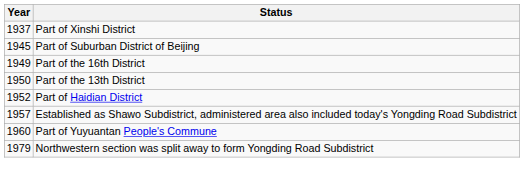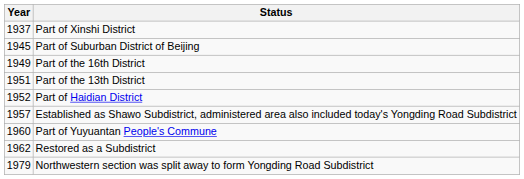(19, 81) 1950 -> (19, 81) 1951
+ row: (95, 149)
